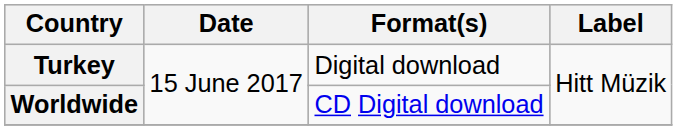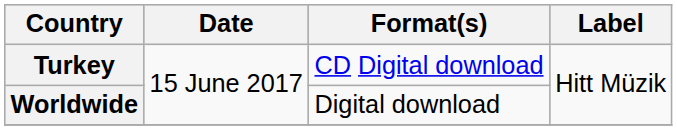(407, 64) Digital download -> (429, 64) CD Digital download
(429, 104) CD Digital download -> (407, 104) Digital download
